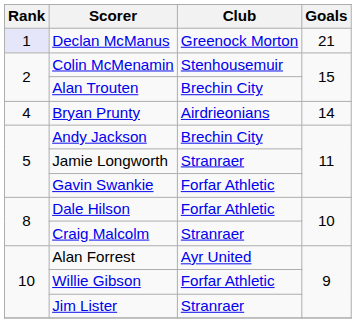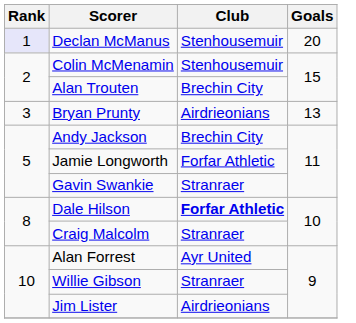(240, 40) Greenock Morton -> (232, 40) Stenhousemuir
(326, 40) 21 -> (312, 40) 20
(27, 112) 4 -> (27, 112) 3
(326, 112) 14 -> (312, 112) 13
(212, 161) Stranraer -> (228, 161) Forfar Athletic
(228, 185) Forfar Athletic -> (212, 185) Stranraer
(228, 209) normal -> (232, 209) bold
(228, 281) Forfar Athletic -> (212, 281) Stranraer
(212, 305) Stranraer -> (225, 305) Airdrieonians
